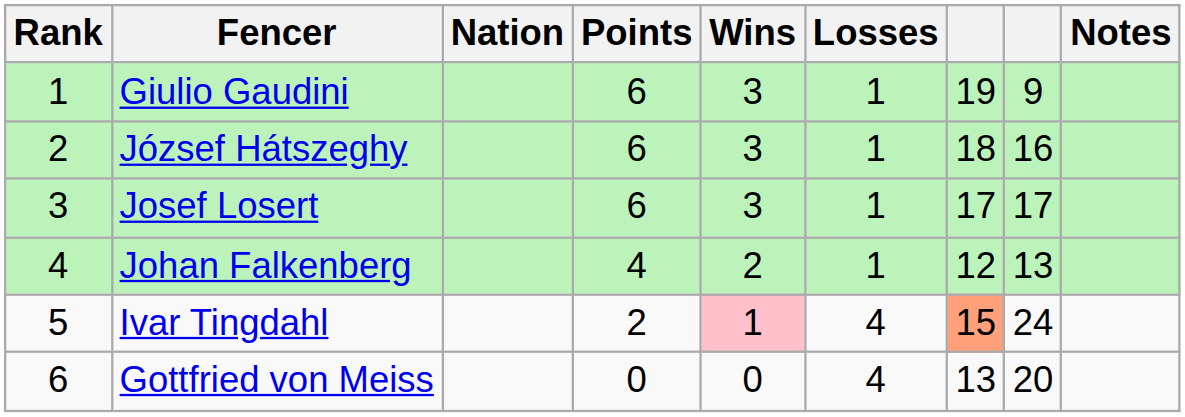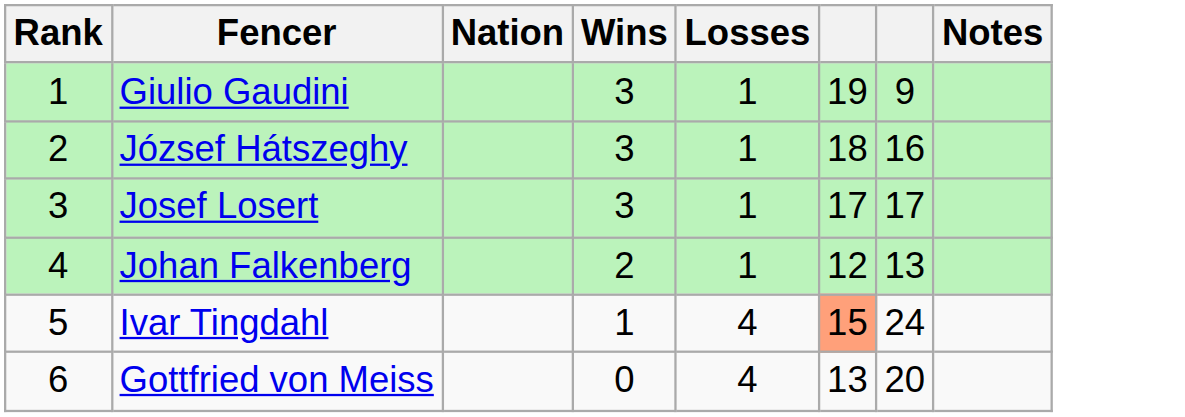- column: (637, 33)
(753, 322) pink background -> (624, 322) no background
